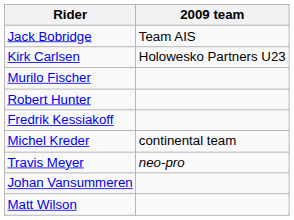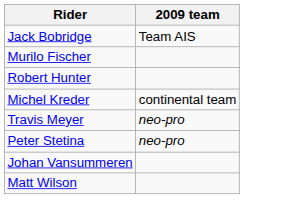- row: (44, 57)
- row: (60, 120)
+ row: (46, 141)
